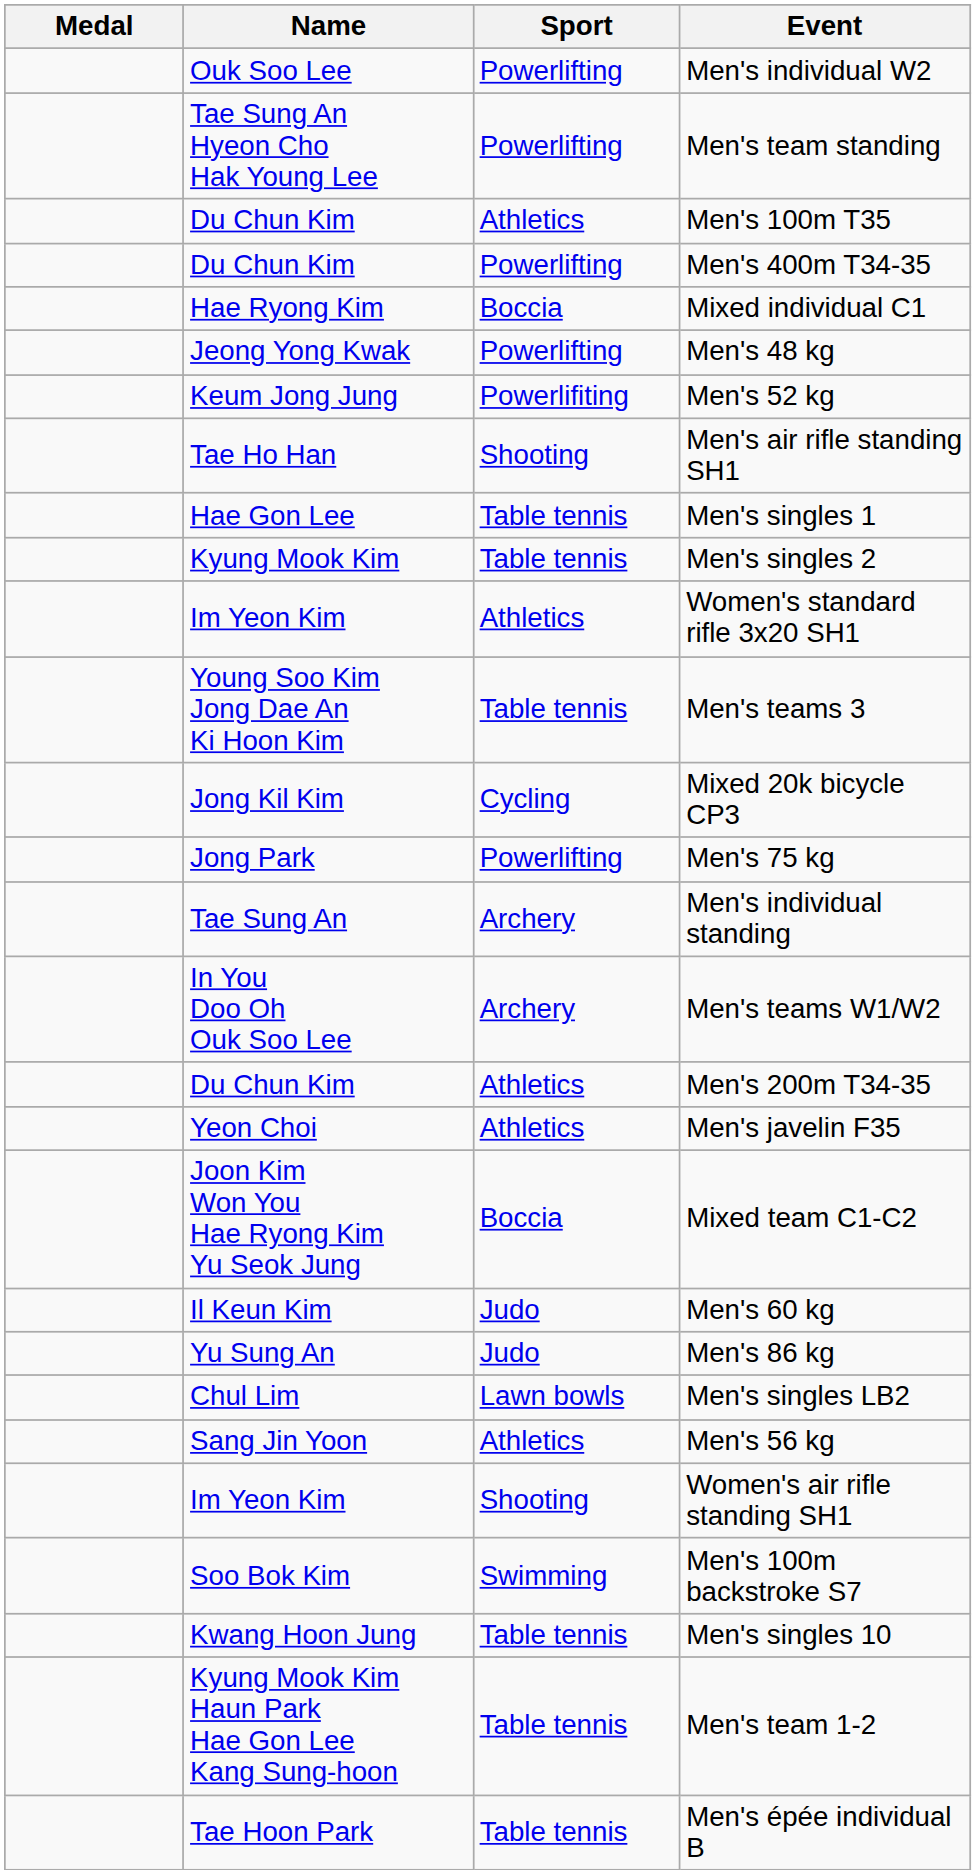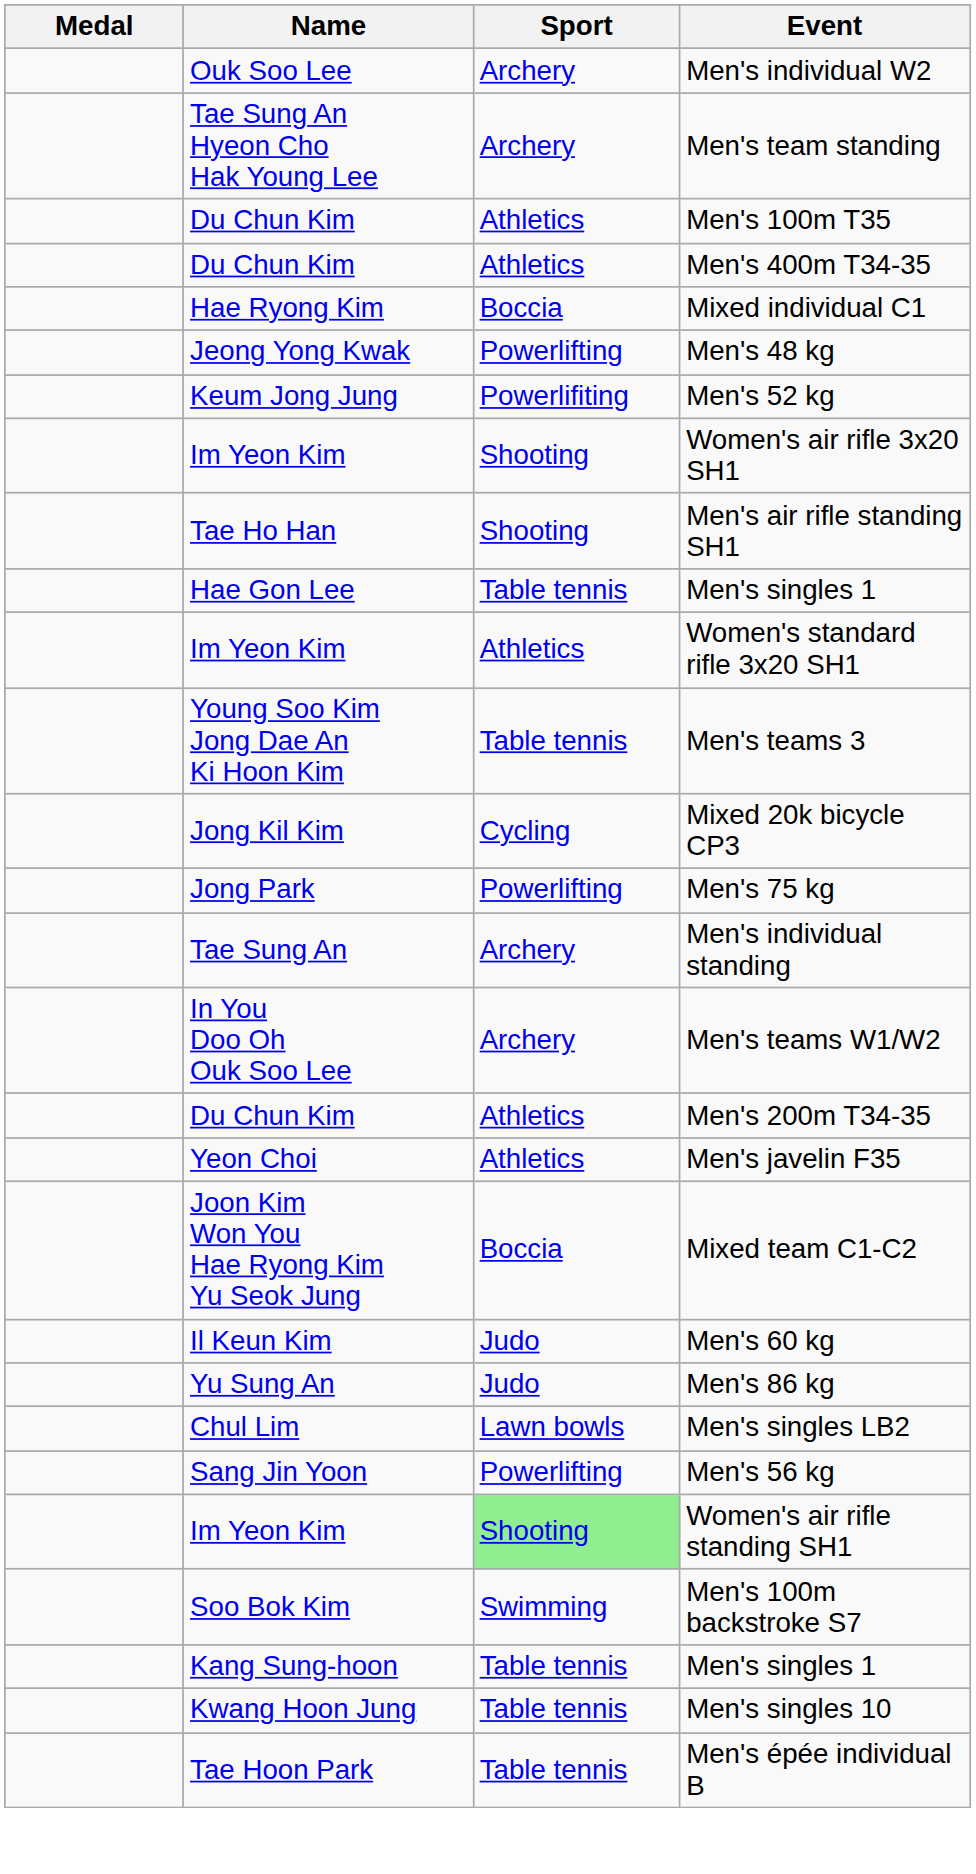(551, 70) Powerlifting -> (527, 70) Archery
(551, 145) Powerlifting -> (527, 145) Archery
(551, 264) Powerlifting -> (532, 264) Athletics
+ row: (268, 455)
- row: (295, 558)
(532, 1440) Athletics -> (551, 1472) Powerlifting
(534, 1500) no background -> (534, 1531) lightgreen background
+ row: (294, 1666)
- row: (295, 1725)
